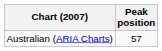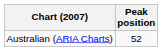(136, 38) 57 -> (136, 38) 52
